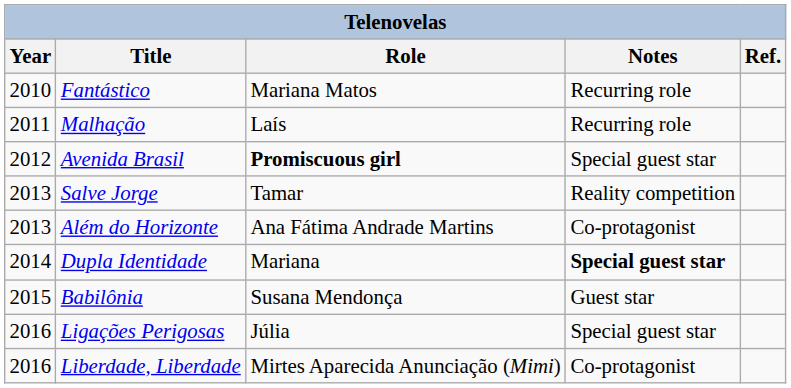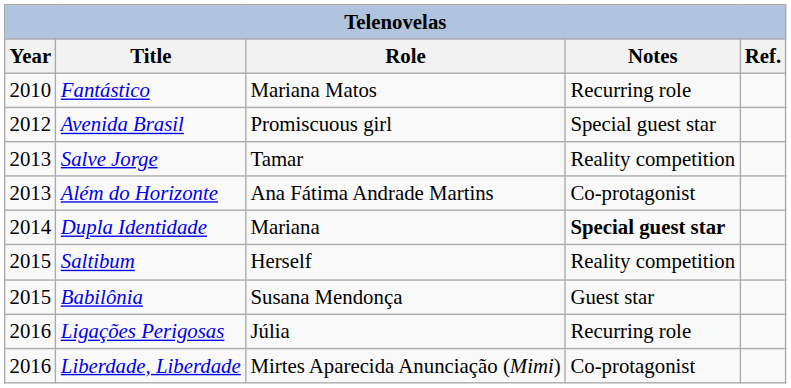- row: (103, 124)
(326, 159) bold -> (321, 124) normal
+ row: (98, 262)
(643, 330) Special guest star -> (631, 330) Recurring role
